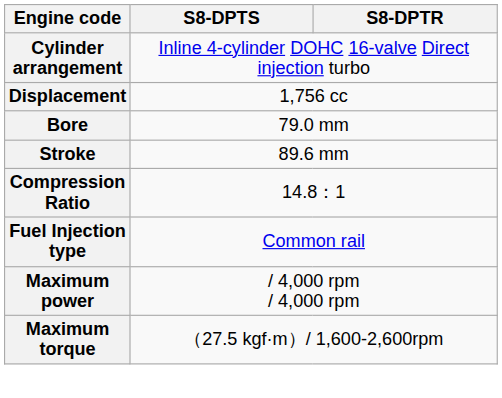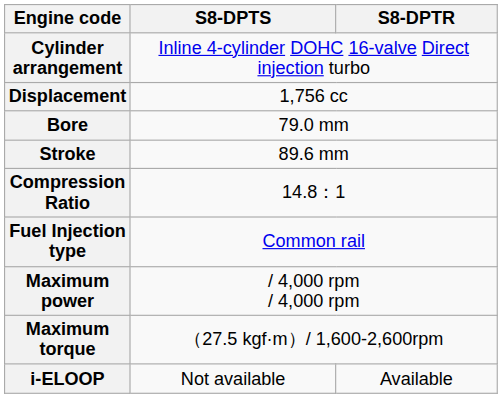+ row: (68, 378)
